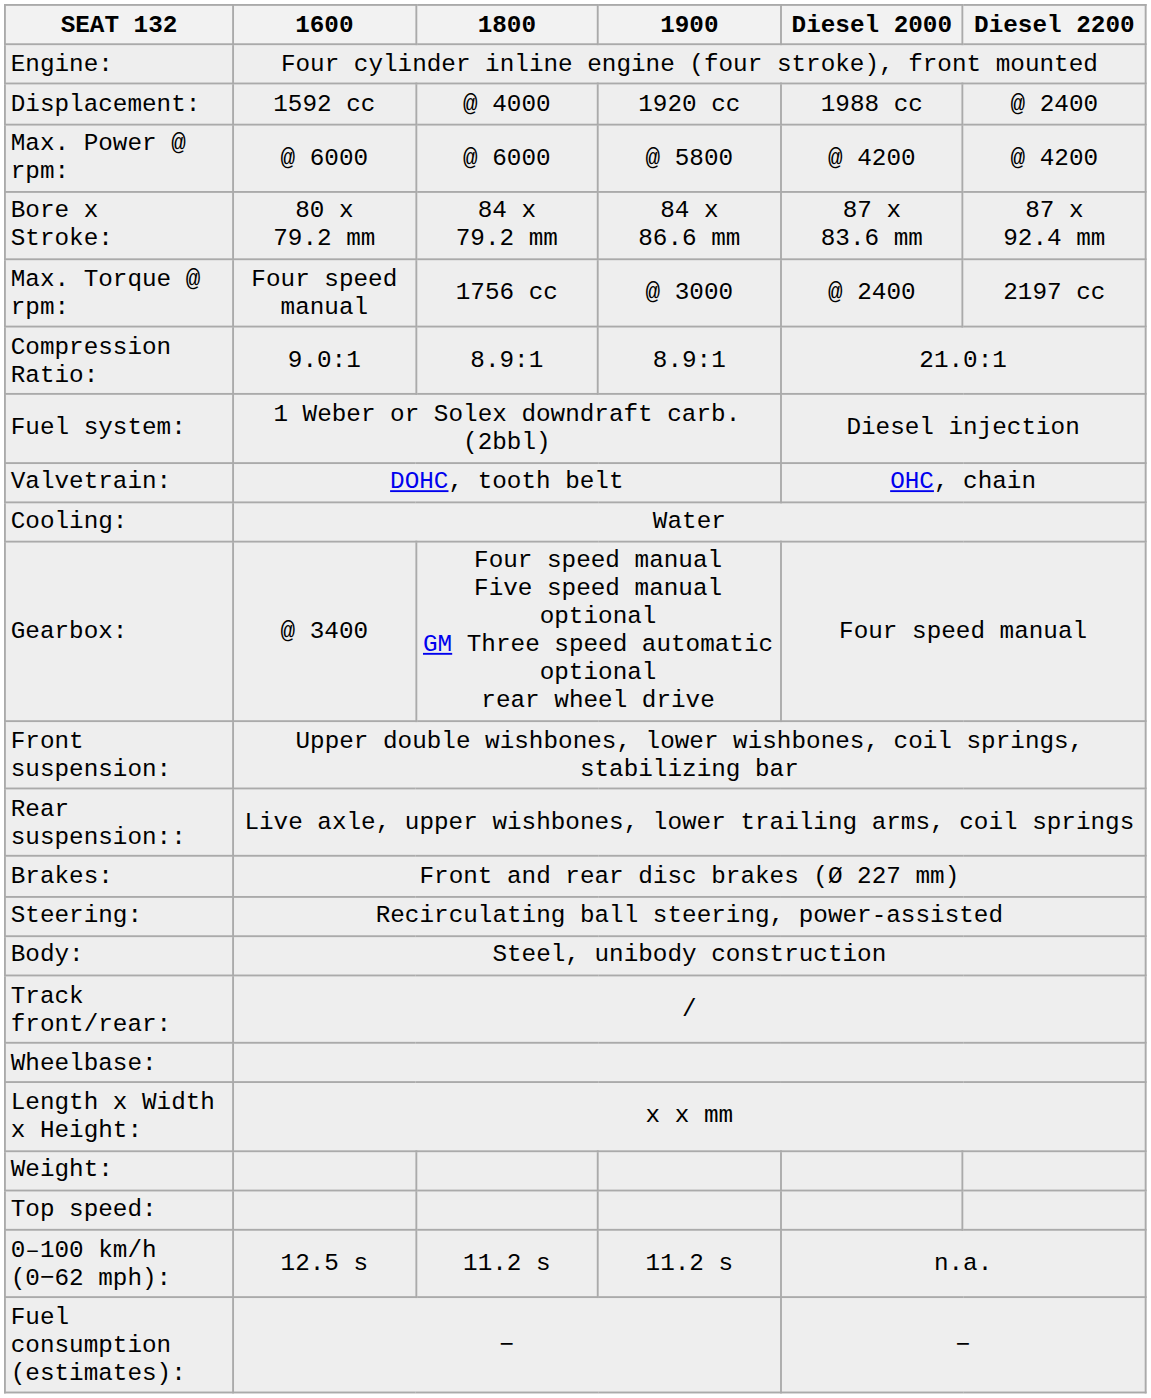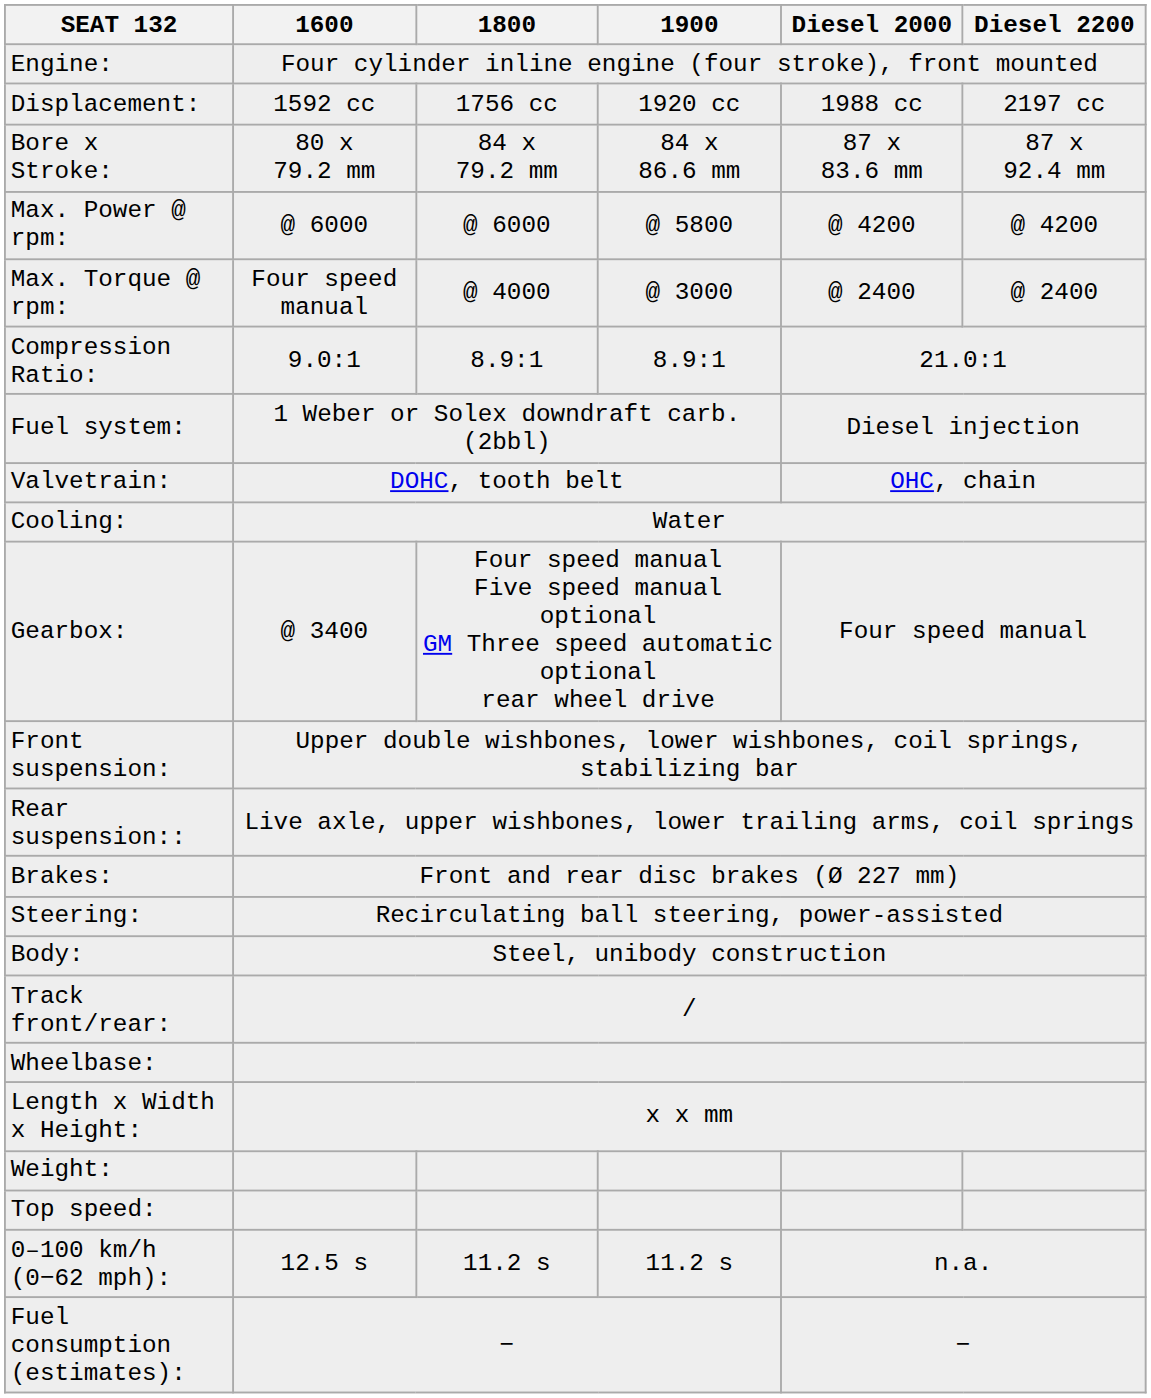(507, 104) @ 4000 -> (507, 104) 1756 cc
(1054, 104) @ 2400 -> (1054, 104) 2197 cc
rows swapped: (69, 225) <-> (98, 158)
(507, 293) 1756 cc -> (507, 293) @ 4000
(1054, 293) 2197 cc -> (1054, 293) @ 2400
